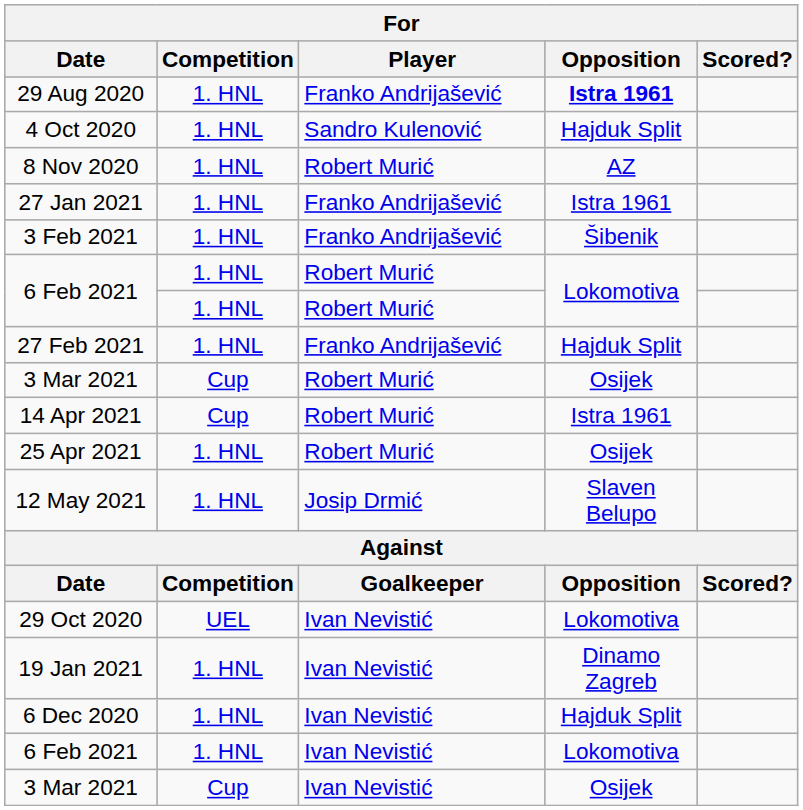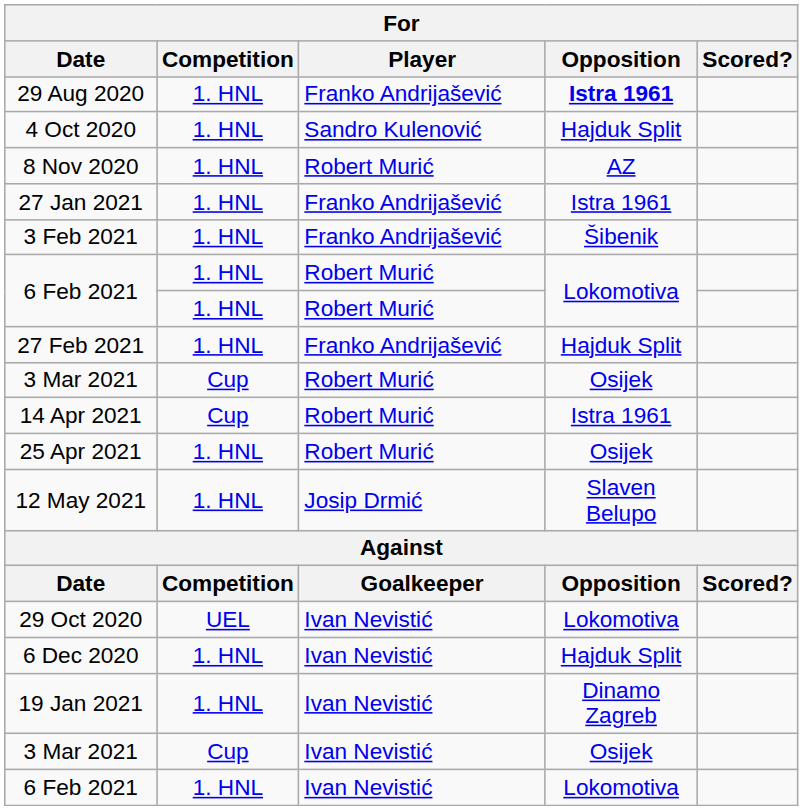rows swapped: (81, 716) <-> (81, 668)
rows swapped: (81, 752) <-> (81, 788)
